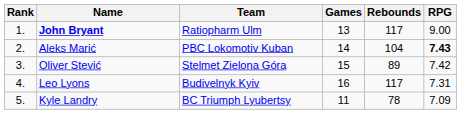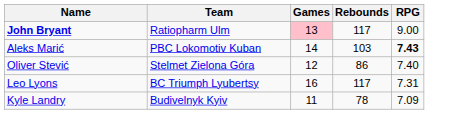- column: (20, 13)
(344, 30) no background -> (311, 30) pink background
(394, 48) 104 -> (362, 48) 103
(344, 65) 15 -> (311, 65) 12
(394, 65) 89 -> (362, 65) 86
(440, 65) 7.42 -> (408, 65) 7.40
(221, 83) Budivelnyk Kyiv -> (204, 83) BC Triumph Lyubertsy
(236, 100) BC Triumph Lyubertsy -> (189, 100) Budivelnyk Kyiv
